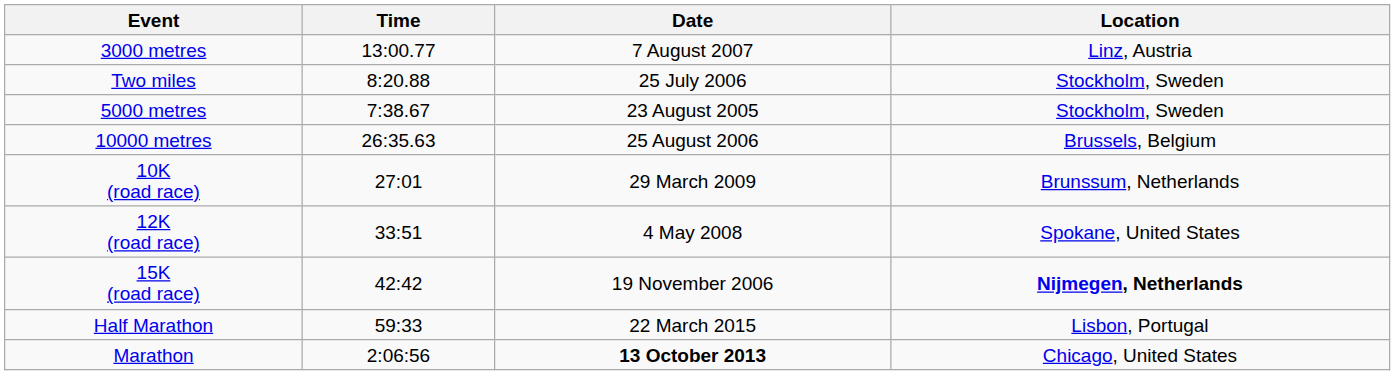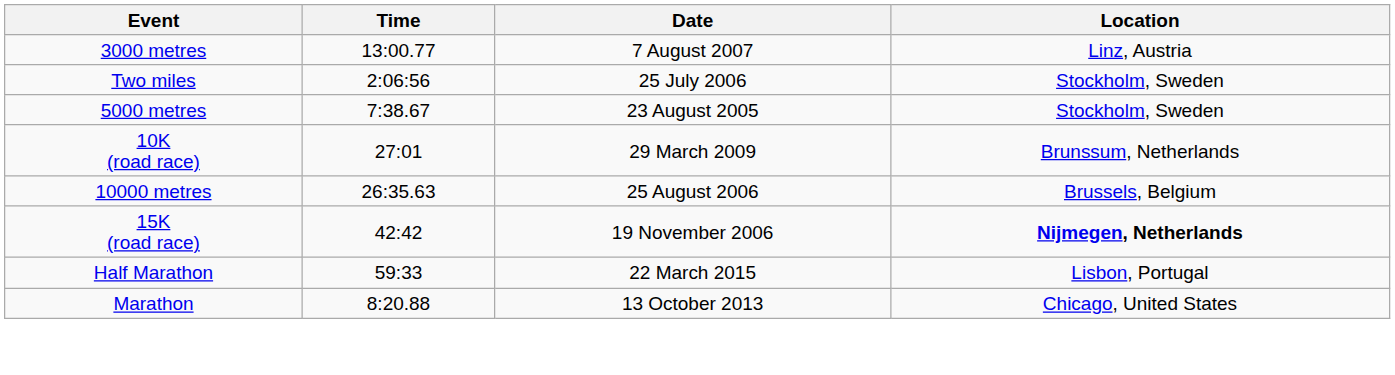(398, 80) 8:20.88 -> (398, 80) 2:06:56
rows swapped: (153, 140) <-> (153, 181)
- row: (153, 232)
(398, 354) 2:06:56 -> (398, 303) 8:20.88
(693, 354) bold -> (693, 303) normal
